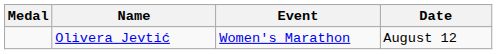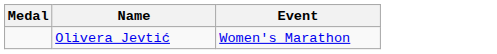- column: (436, 16)
